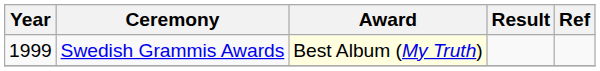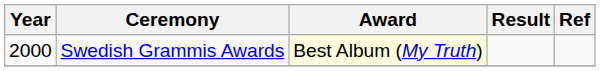(30, 50) 1999 -> (30, 50) 2000
